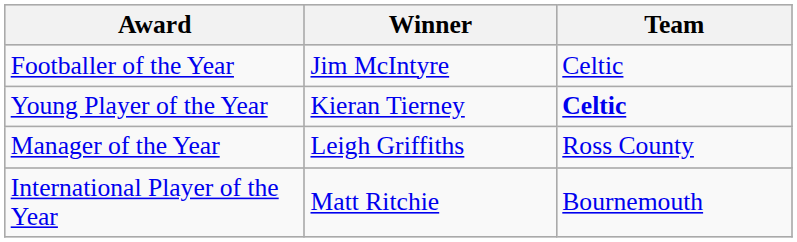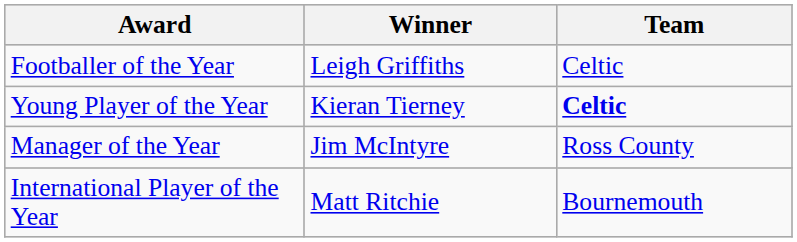(380, 65) Jim McIntyre -> (387, 65) Leigh Griffiths
(387, 146) Leigh Griffiths -> (380, 146) Jim McIntyre
